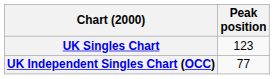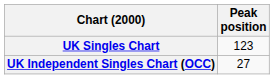(243, 64) 77 -> (243, 64) 27
